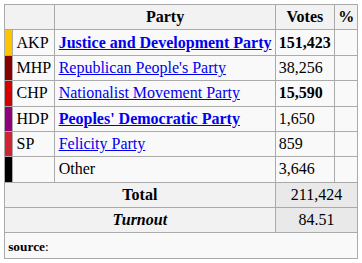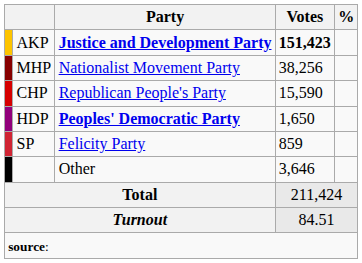(142, 67) Republican People's Party -> (149, 67) Nationalist Movement Party
(149, 93) Nationalist Movement Party -> (142, 93) Republican People's Party
(301, 93) bold -> (301, 93) normal
